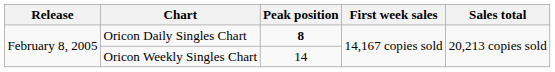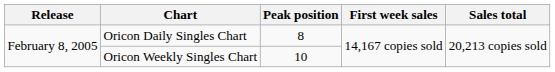(301, 35) bold -> (301, 35) normal
(301, 56) 14 -> (301, 56) 10
